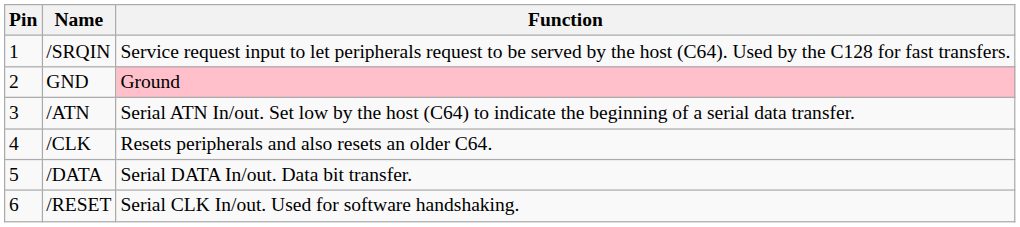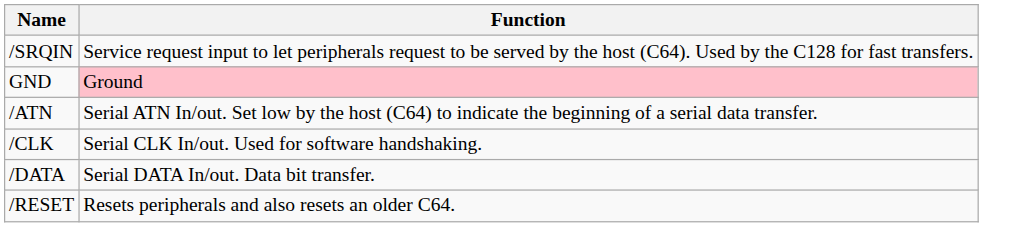- column: (23, 19)
(306, 143) Resets peripherals and also resets an older C64. -> (283, 143) Serial CLK In/out. Used for software handshaking.
(320, 205) Serial CLK In/out. Used for software handshaking. -> (269, 205) Resets peripherals and also resets an older C64.
